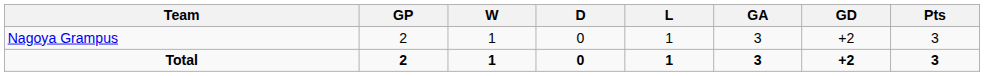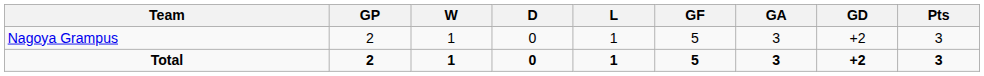+ column: (695, 15)
